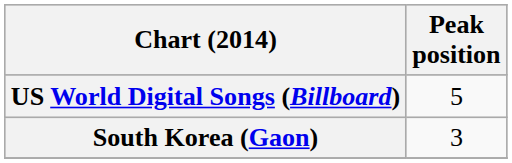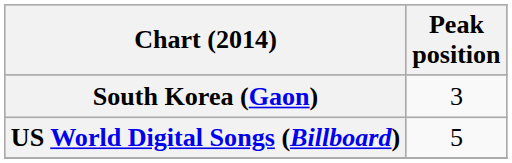rows swapped: (205, 137) <-> (206, 95)
